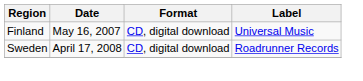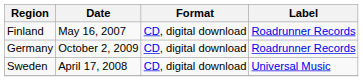(274, 31) Universal Music -> (304, 31) Roadrunner Records
+ row: (30, 48)
(287, 48) Roadrunner Records -> (291, 66) Universal Music
